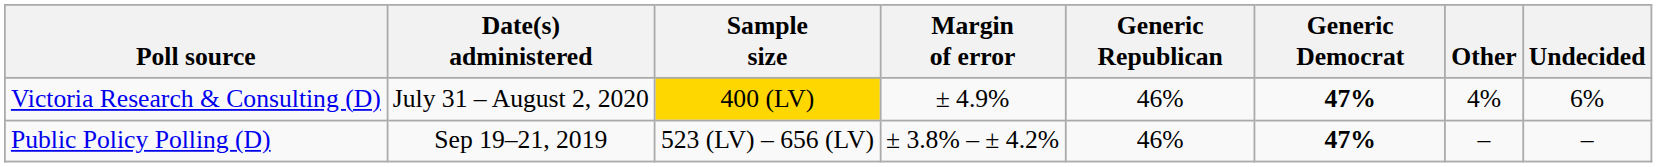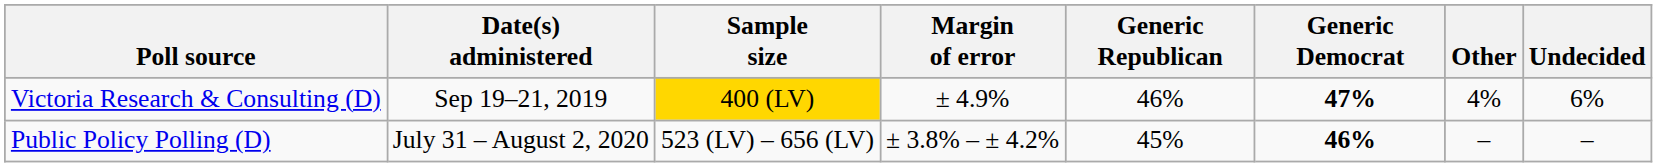(521, 98) July 31 – August 2, 2020 -> (521, 98) Sep 19–21, 2019
(521, 140) Sep 19–21, 2019 -> (521, 140) July 31 – August 2, 2020
(1160, 140) 46% -> (1160, 140) 45%
(1350, 140) 47% -> (1350, 140) 46%
